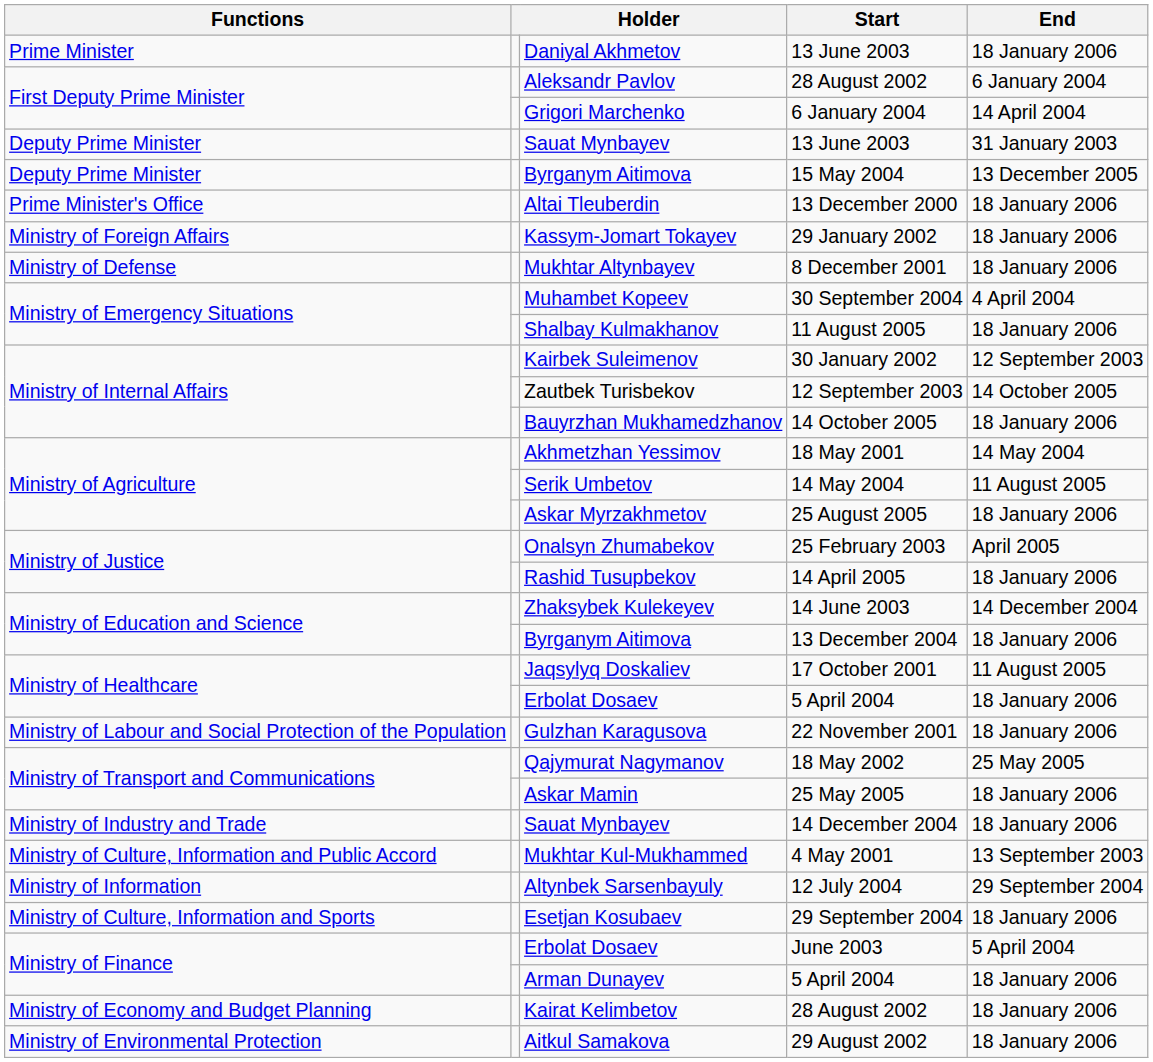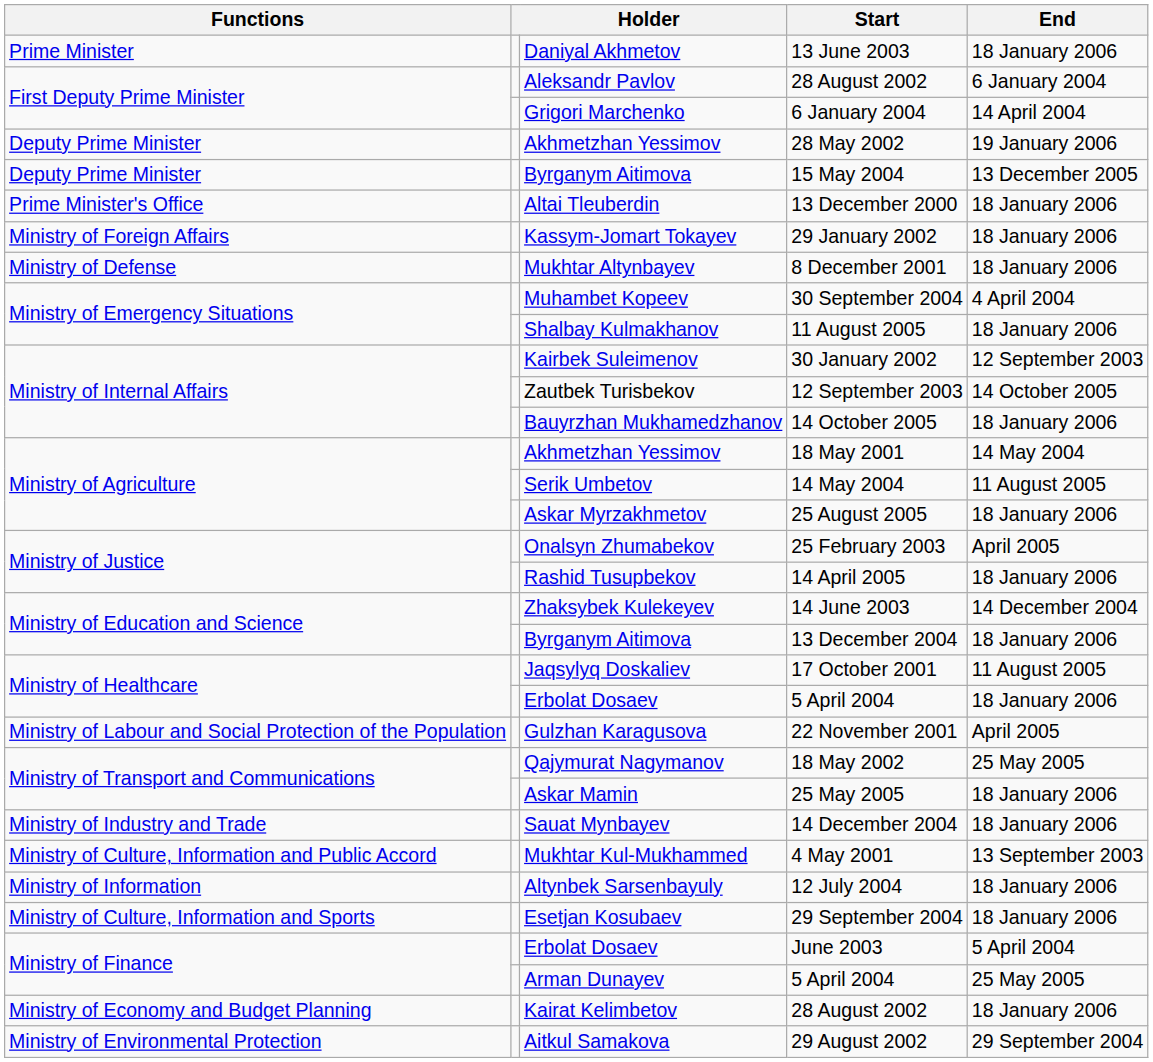+ row: (622, 143)
- row: (597, 143)
(1045, 732) 18 January 2006 -> (1016, 732) April 2005
(1058, 886) 29 September 2004 -> (1045, 886) 18 January 2006
(1045, 979) 18 January 2006 -> (1028, 979) 25 May 2005
(1045, 1041) 18 January 2006 -> (1058, 1041) 29 September 2004
